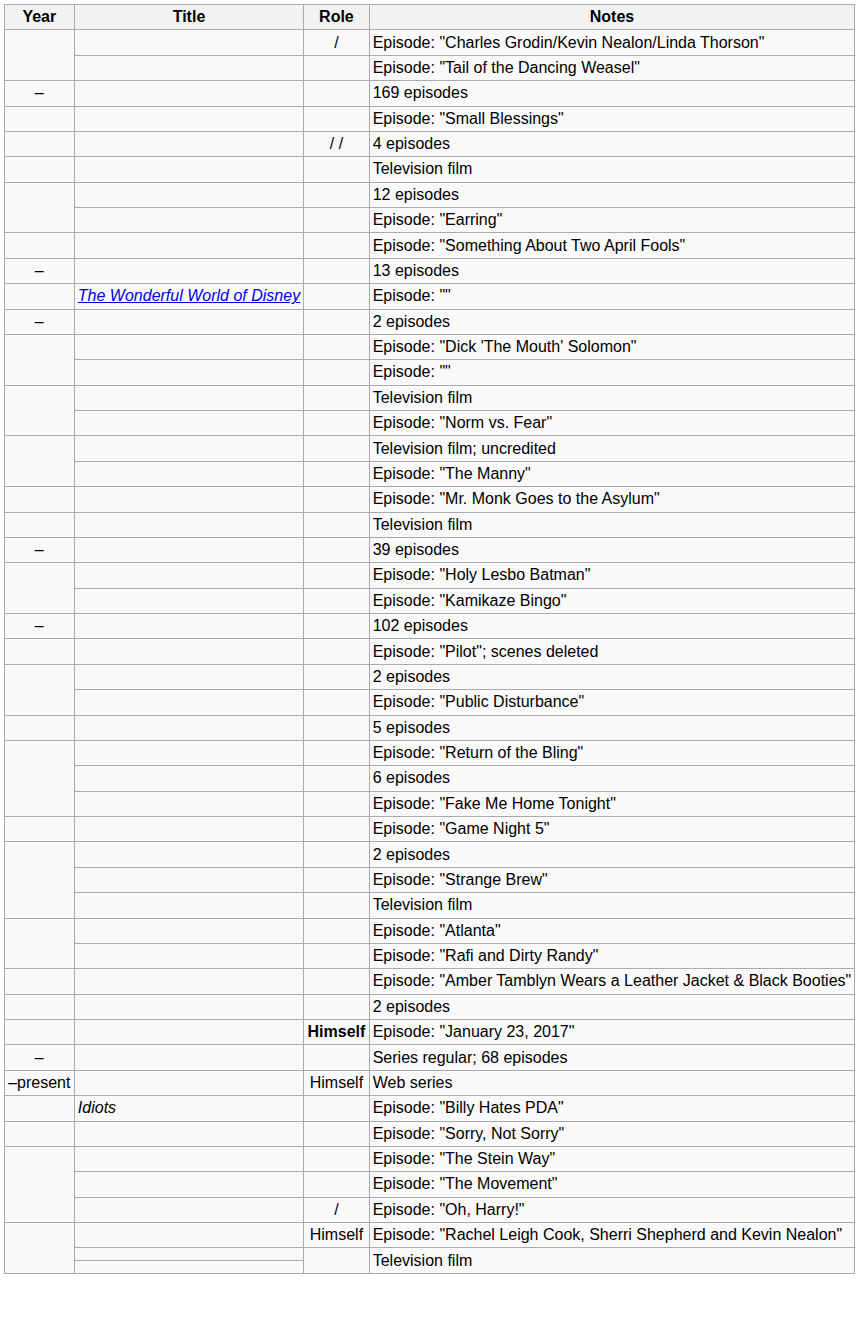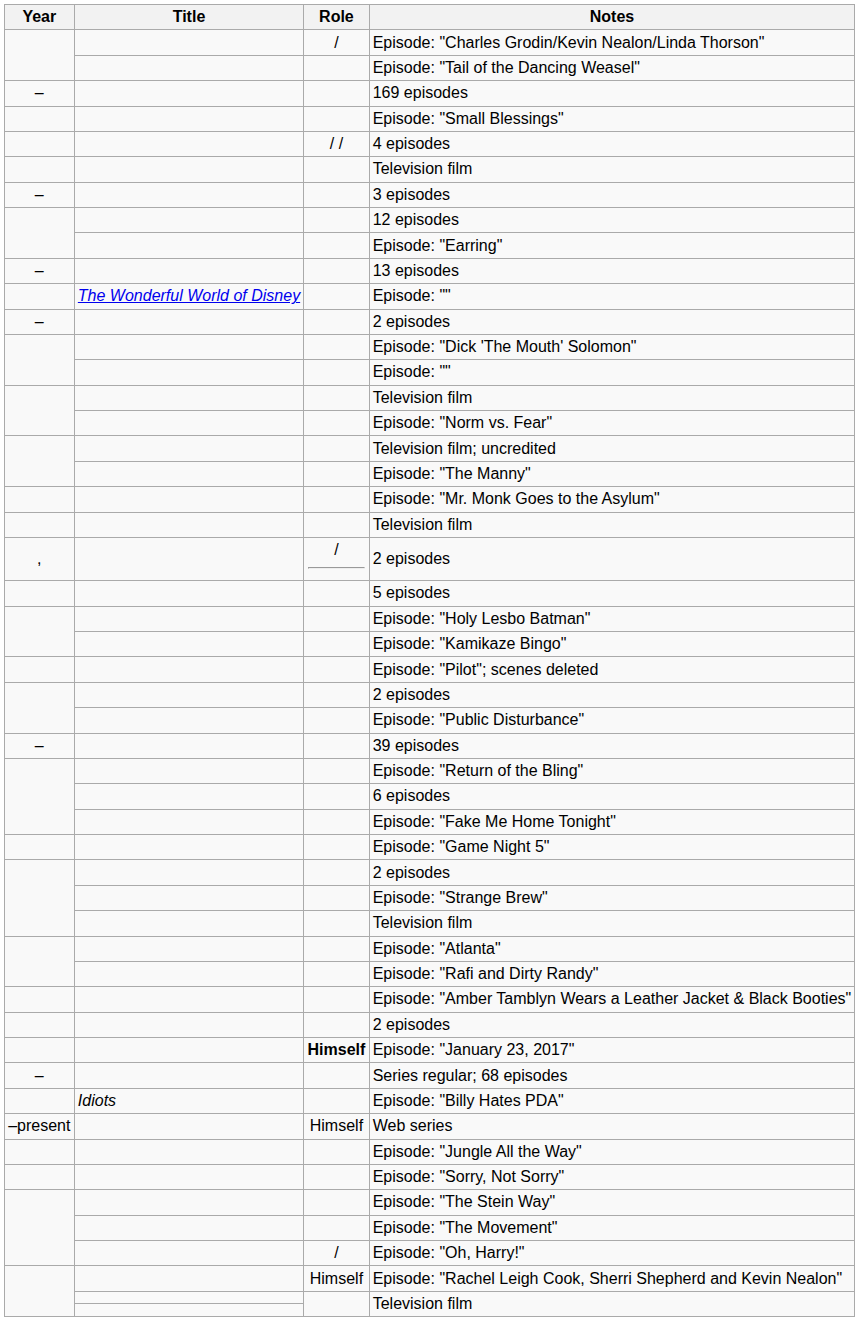+ row: (39, 194)
- row: (39, 246)
+ row: (39, 559)
rows swapped: (39, 728) <-> (39, 550)
- row: (39, 626)
rows swapped: (39, 1108) <-> (39, 1082)
+ row: (39, 1152)
